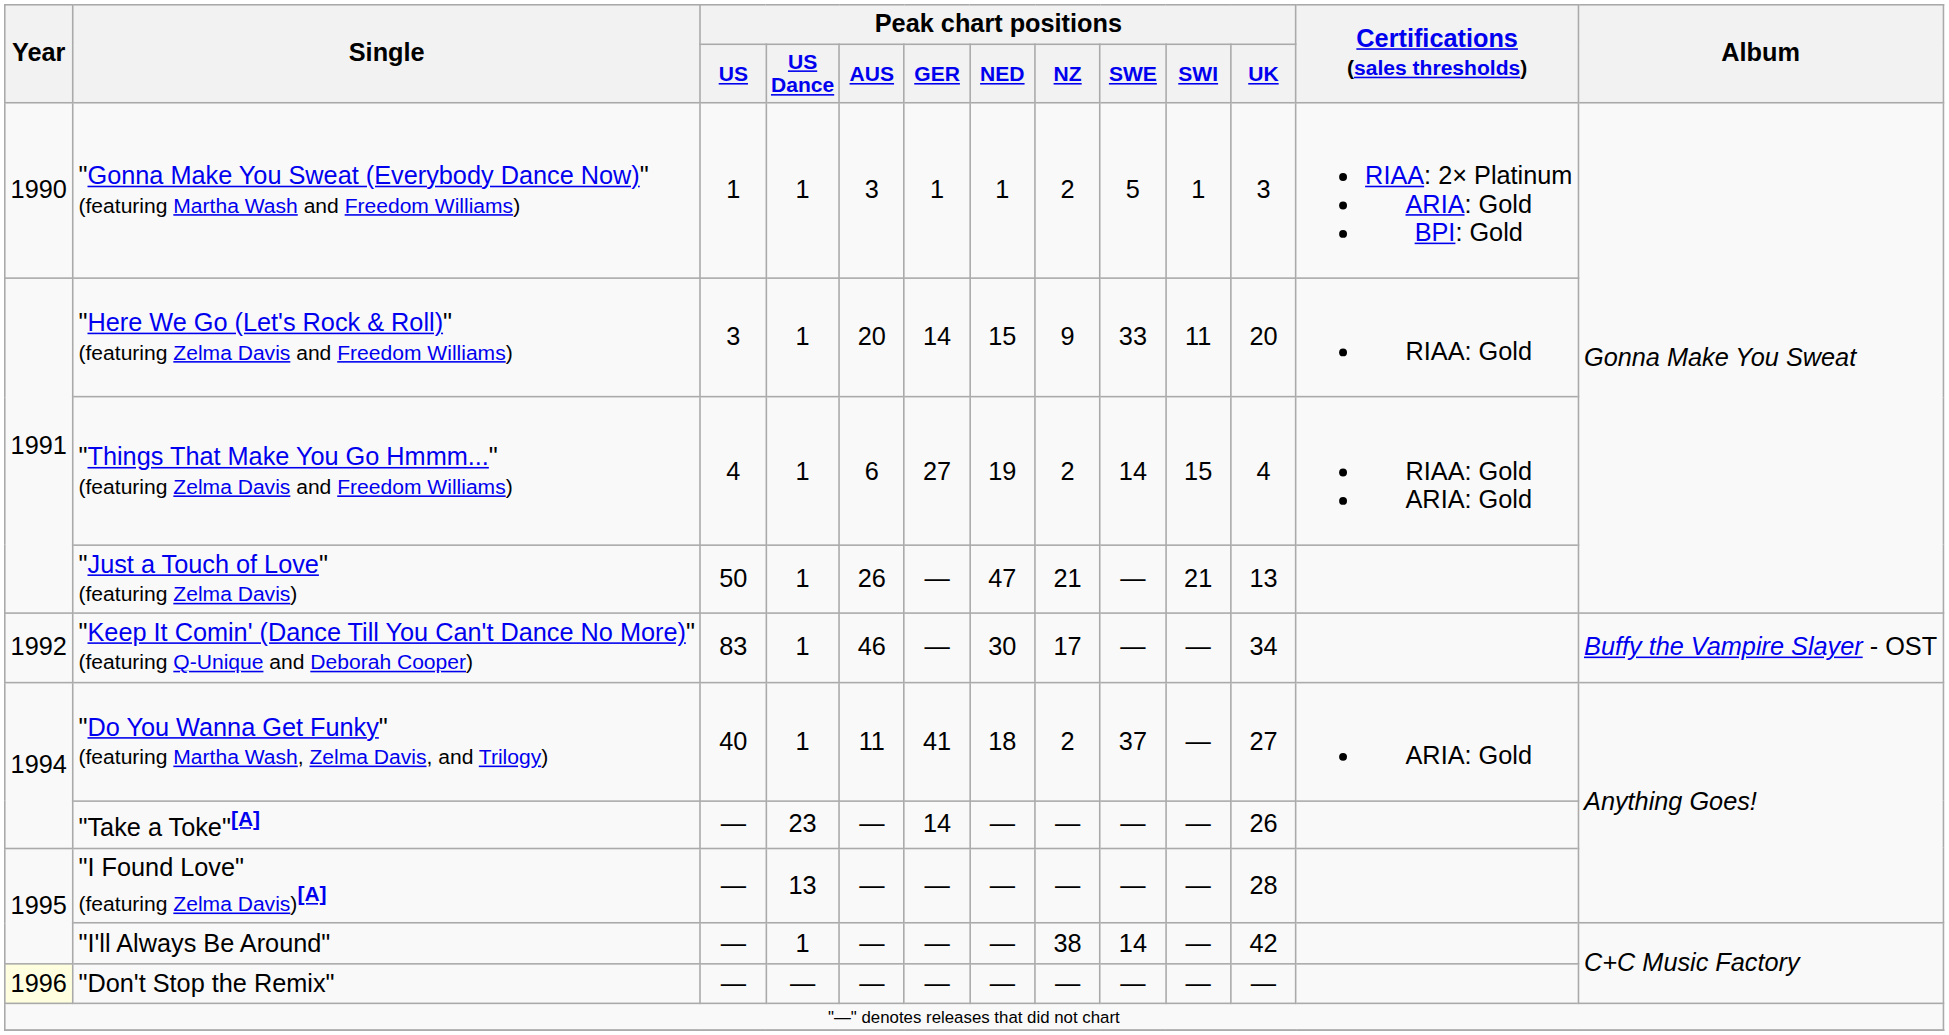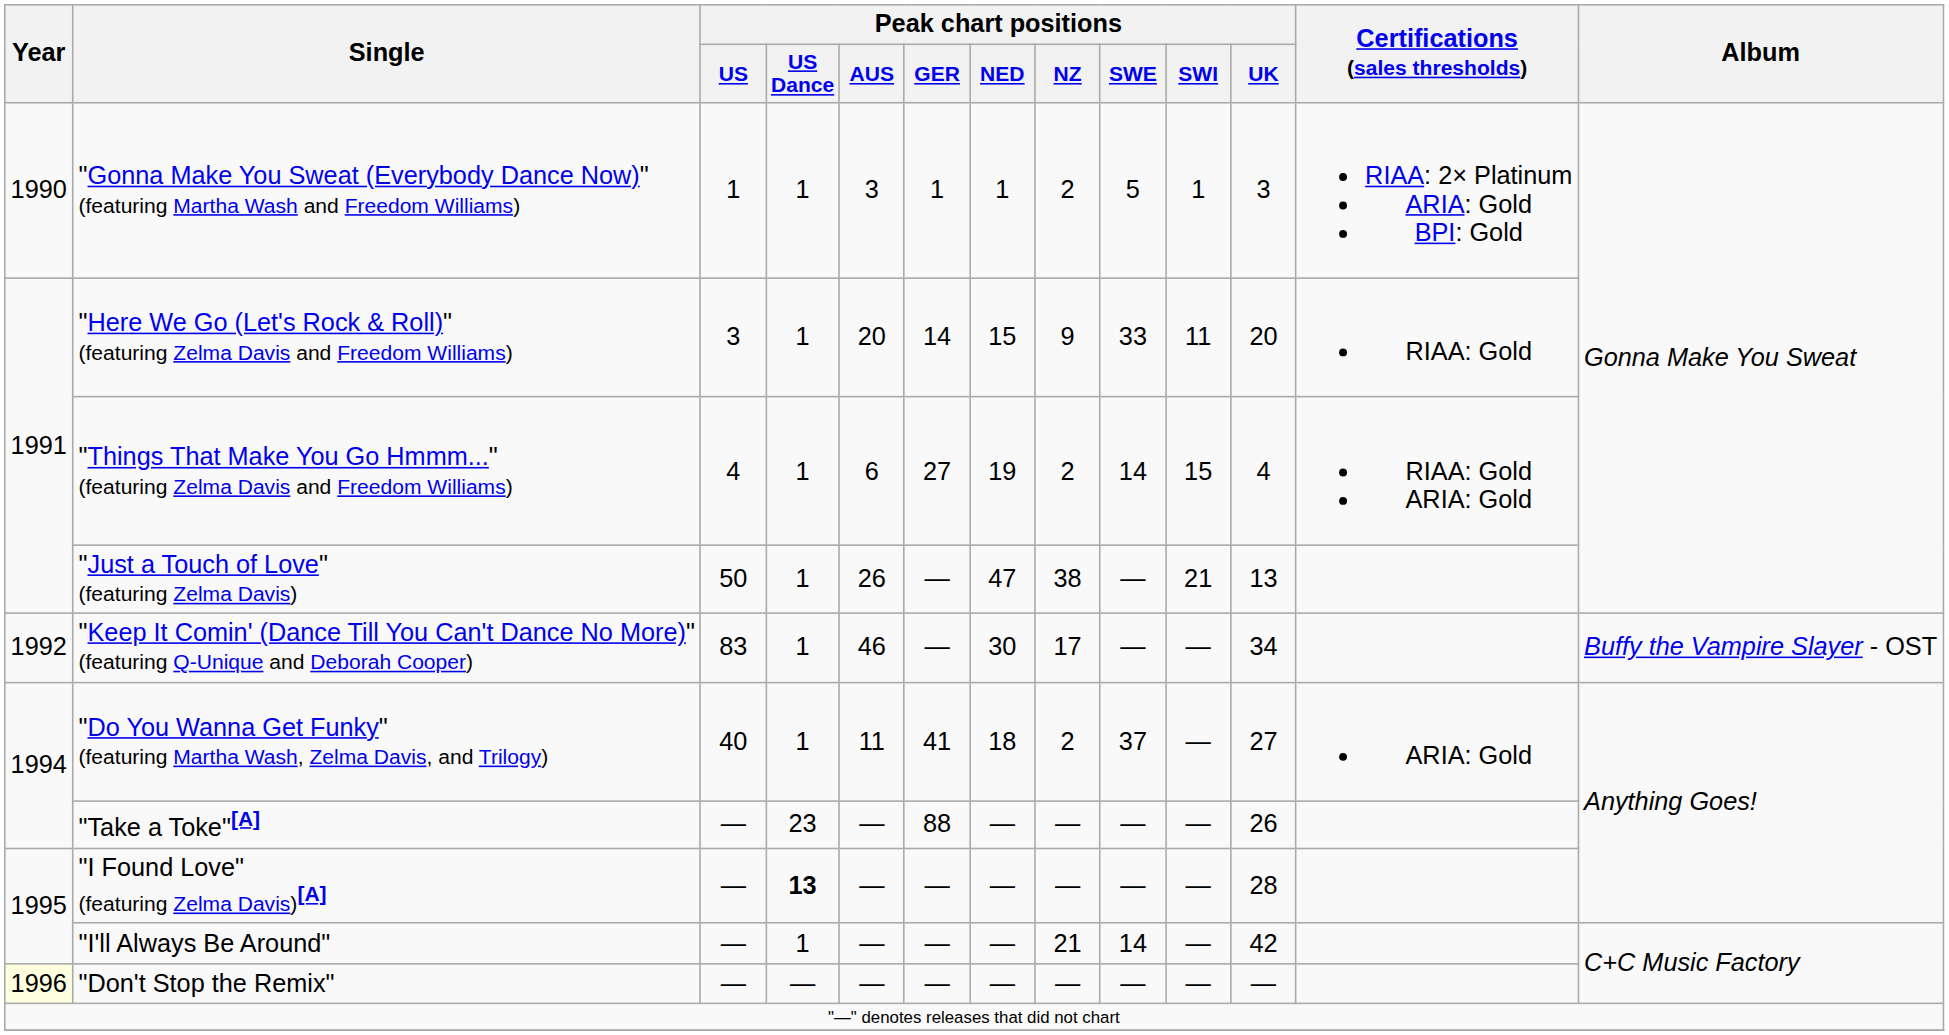(1068, 578) 21 -> (1068, 578) 38
(937, 824) 14 -> (937, 824) 88
(803, 885) normal -> (803, 885) bold
(1068, 943) 38 -> (1068, 943) 21
